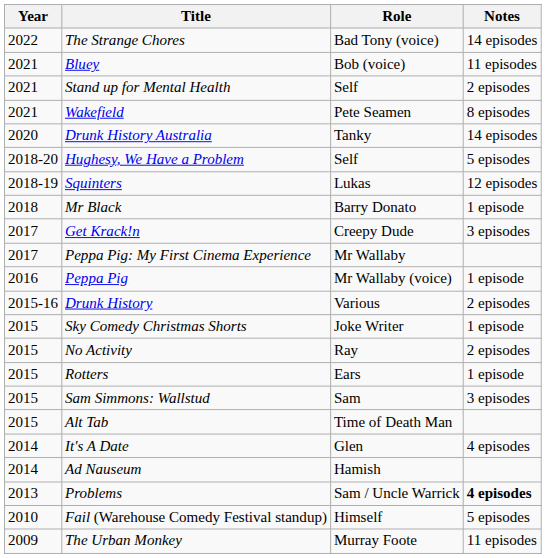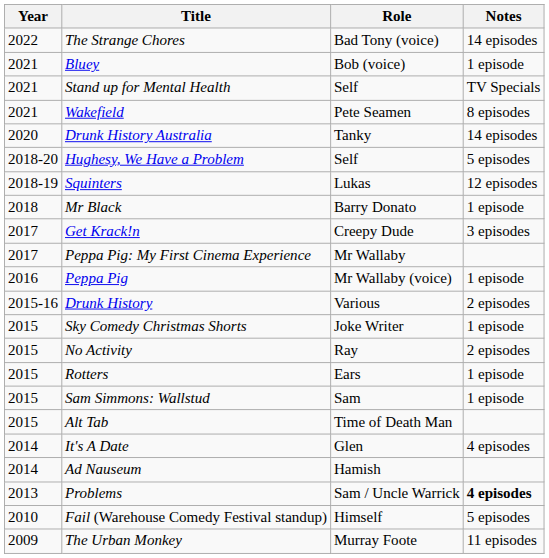(502, 64) 11 episodes -> (495, 64) 1 episode
(498, 87) 2 episodes -> (504, 87) TV Specials
(498, 398) 3 episodes -> (495, 398) 1 episode
